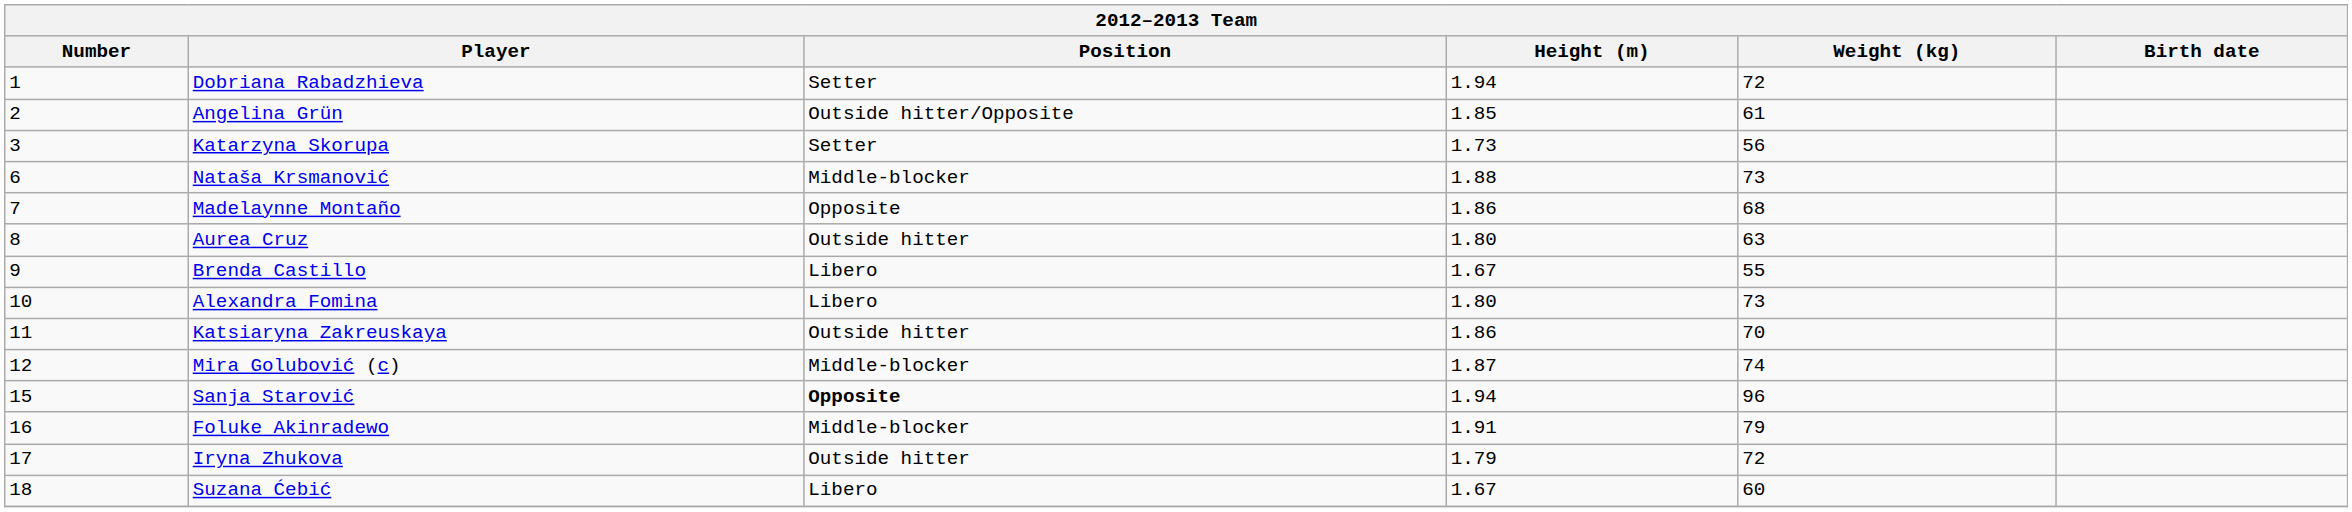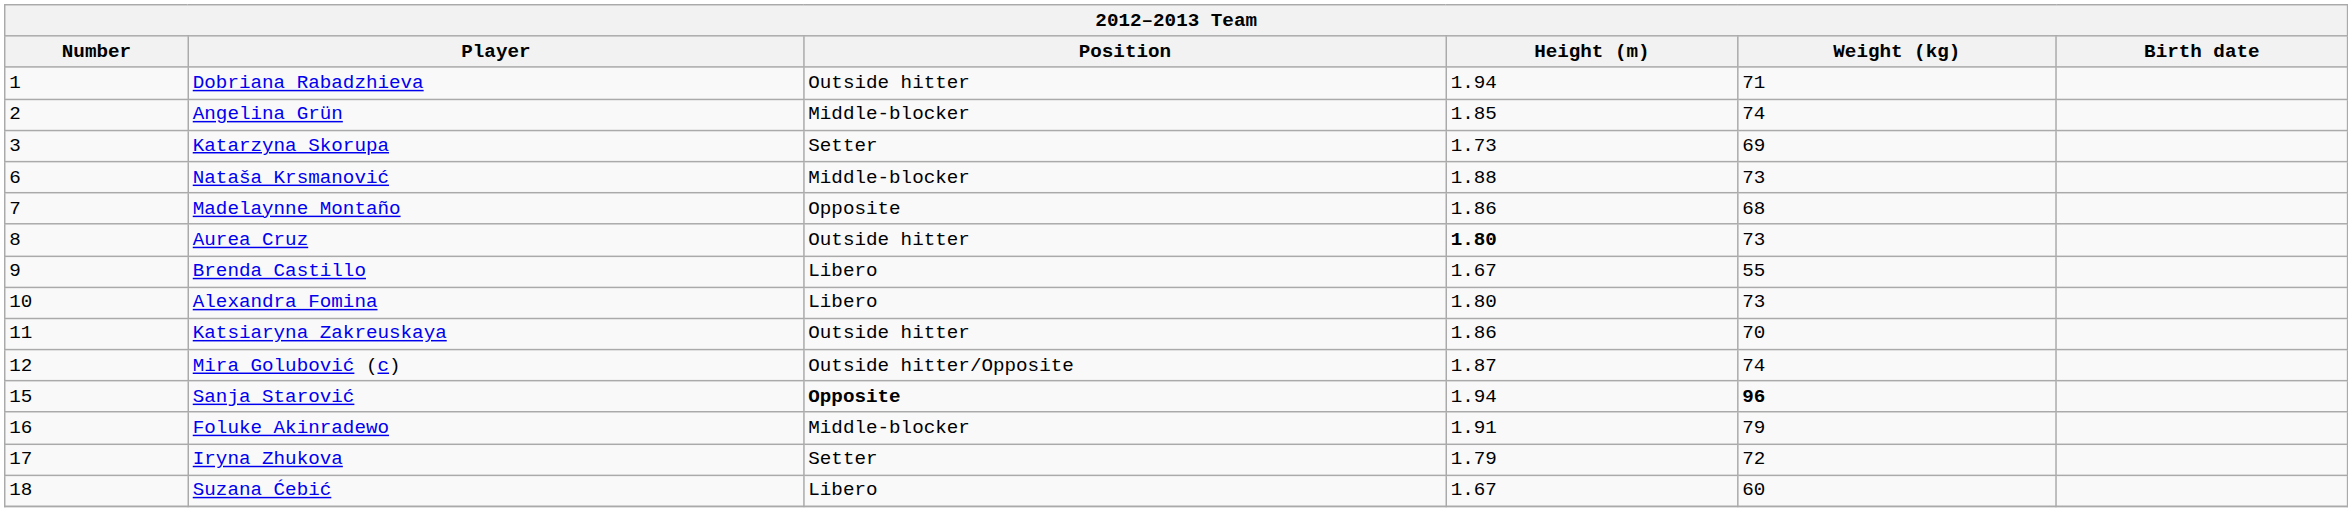(843, 83) Setter -> (889, 83) Outside hitter
(1754, 83) 72 -> (1754, 83) 71
(941, 114) Outside hitter/Opposite -> (889, 114) Middle-blocker
(1754, 114) 61 -> (1754, 114) 74
(1754, 146) 56 -> (1754, 146) 69
(1474, 240) normal -> (1474, 240) bold
(1754, 240) 63 -> (1754, 240) 73
(889, 365) Middle-blocker -> (941, 365) Outside hitter/Opposite
(1754, 397) normal -> (1754, 397) bold
(889, 459) Outside hitter -> (843, 459) Setter
